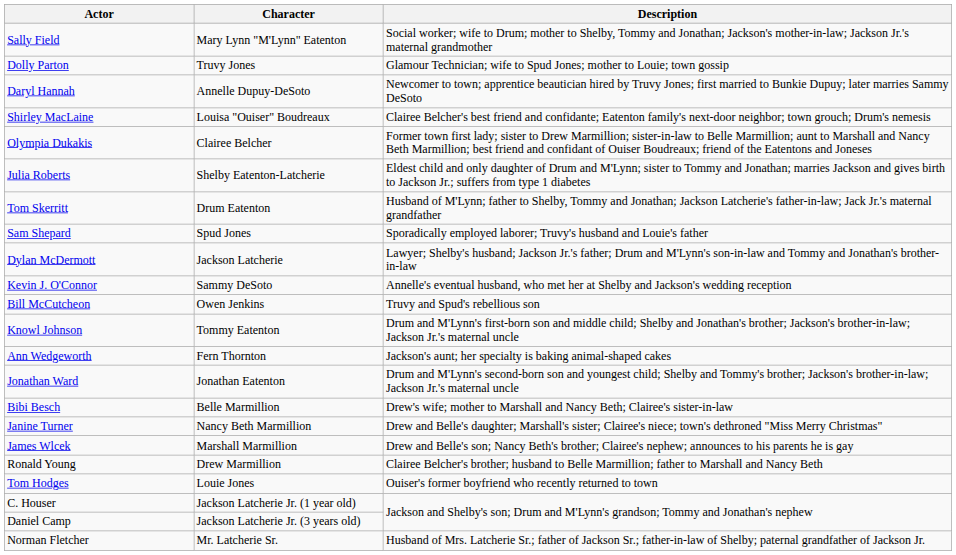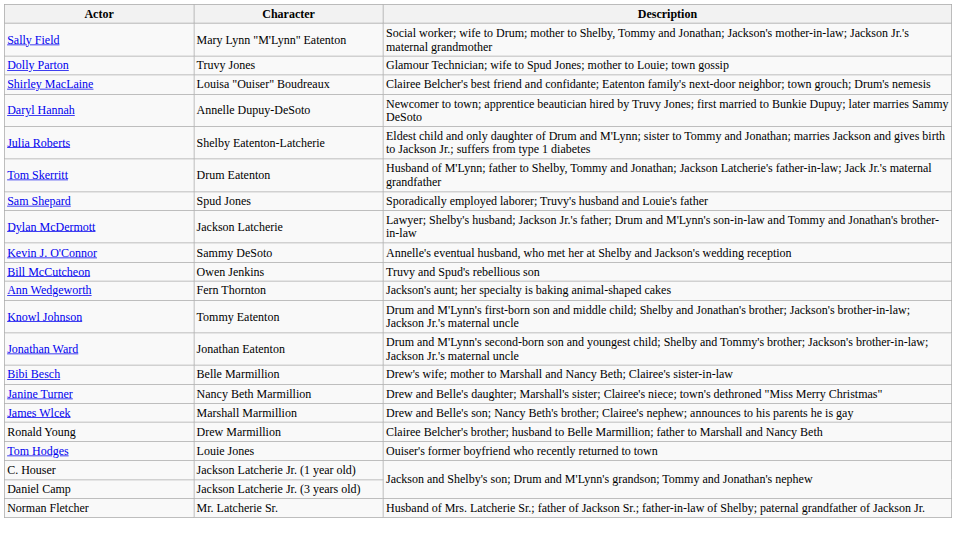rows swapped: (50, 117) <-> (41, 91)
- row: (50, 142)
rows swapped: (49, 355) <-> (45, 330)
